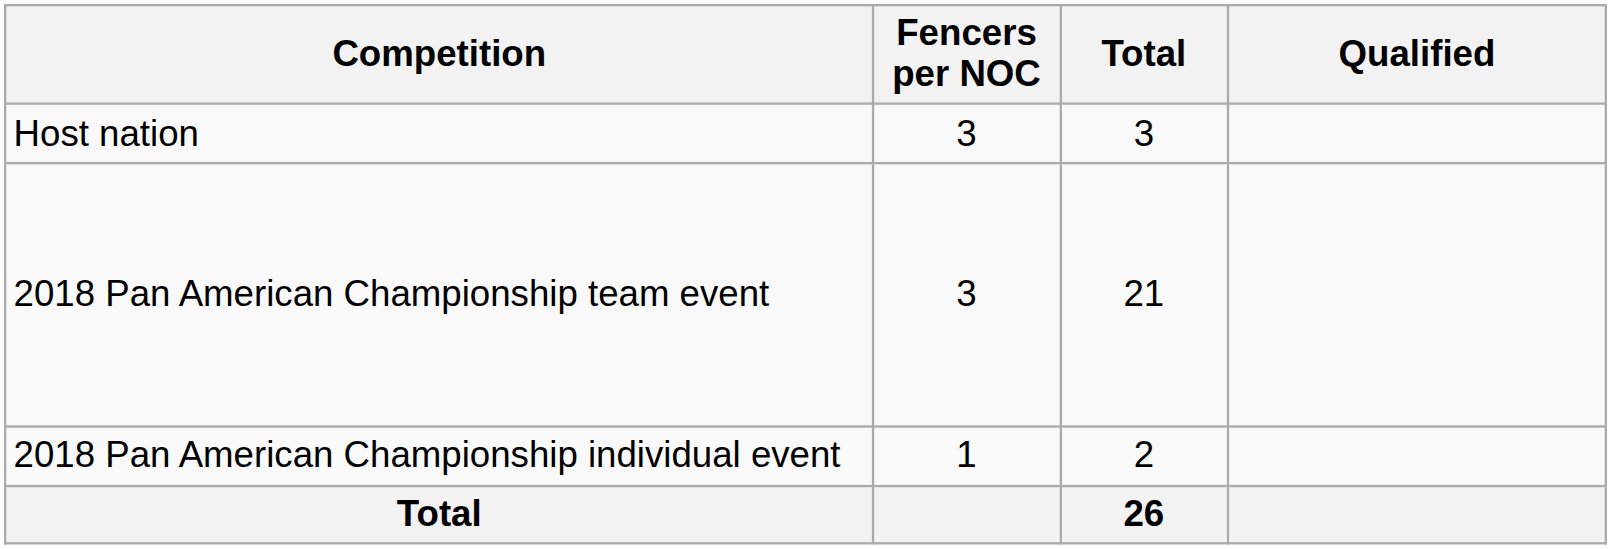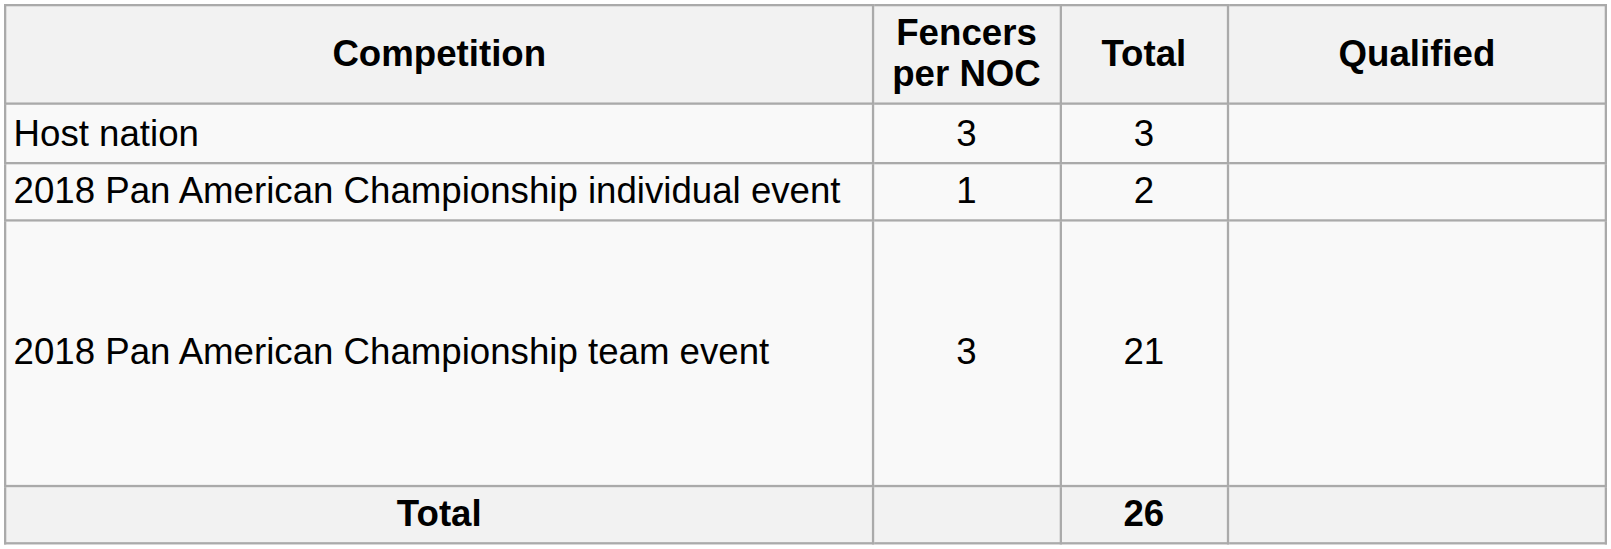rows swapped: (391, 294) <-> (427, 455)
